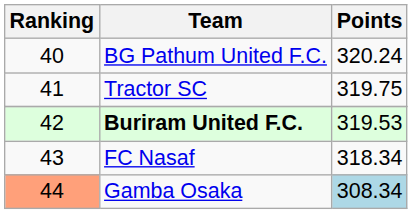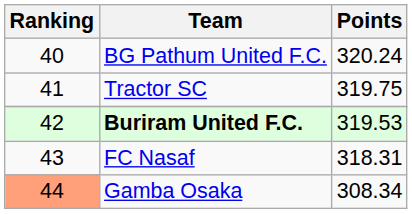(370, 157) 318.34 -> (370, 157) 318.31
(370, 191) lightblue background -> (370, 191) no background
